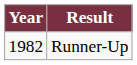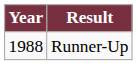(26, 45) 1982 -> (26, 45) 1988
